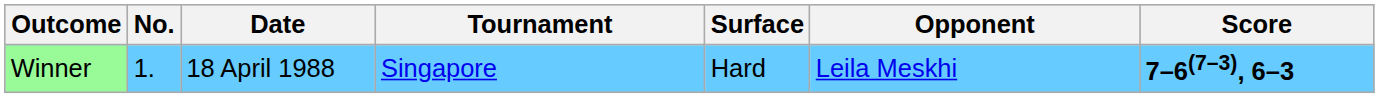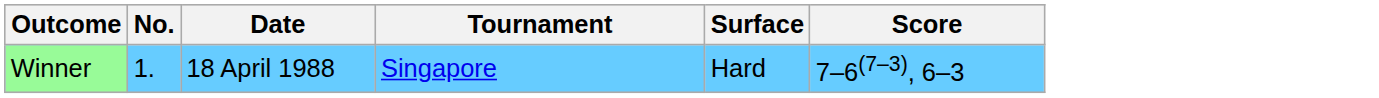- column: (975, 24)
(1220, 68) bold -> (890, 68) normal
